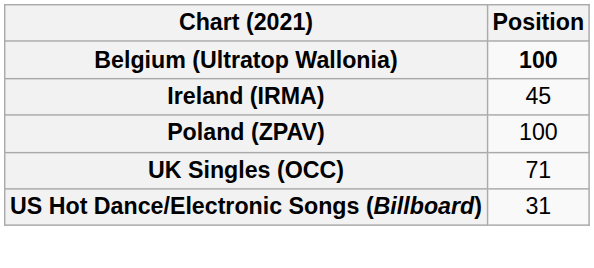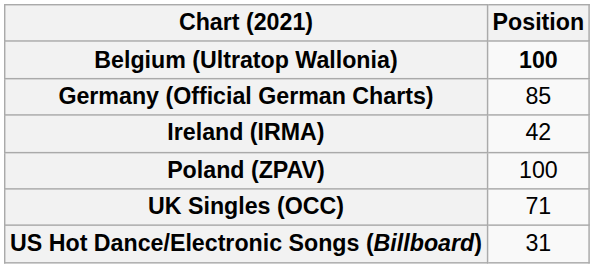+ row: (246, 96)
(538, 96) 45 -> (538, 133) 42
